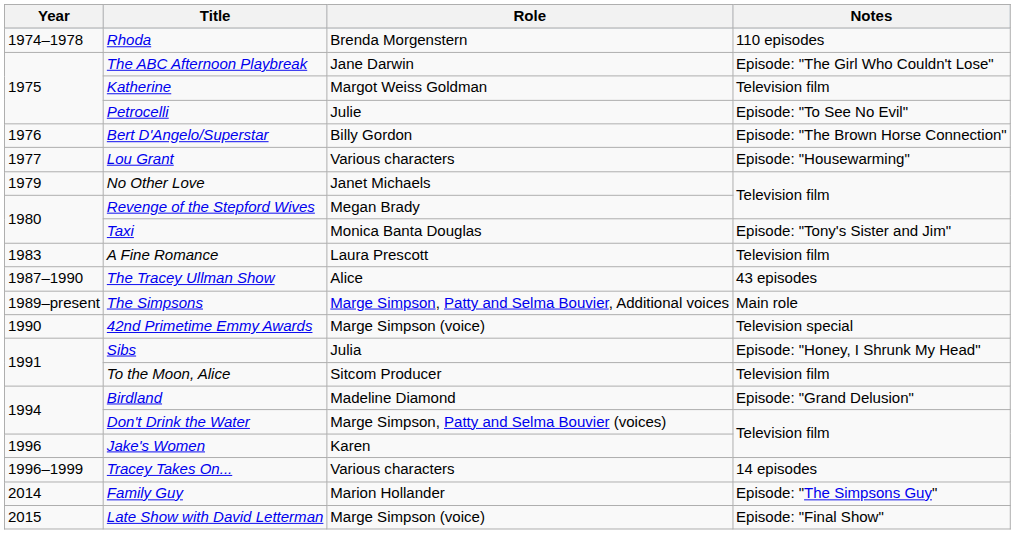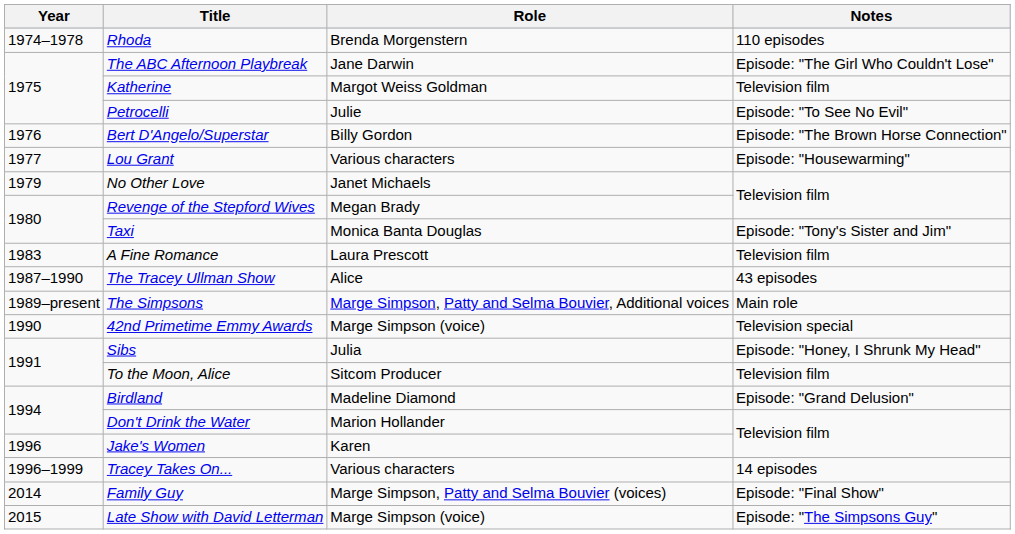(498, 421) Marge Simpson, Patty and Selma Bouvier (voices) -> (388, 421) Marion Hollander
(388, 493) Marion Hollander -> (498, 493) Marge Simpson, Patty and Selma Bouvier (voices)
(837, 493) Episode: "The Simpsons Guy" -> (810, 493) Episode: "Final Show"
(810, 517) Episode: "Final Show" -> (837, 517) Episode: "The Simpsons Guy"
